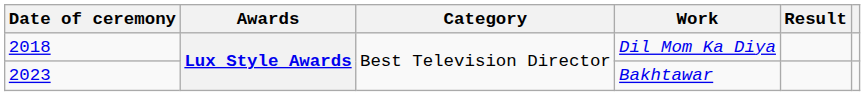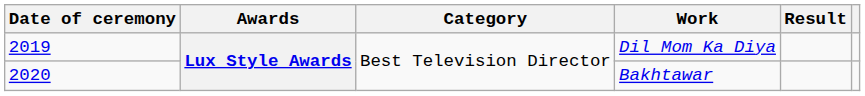(30, 47) 2018 -> (30, 47) 2019
(30, 76) 2023 -> (30, 76) 2020
